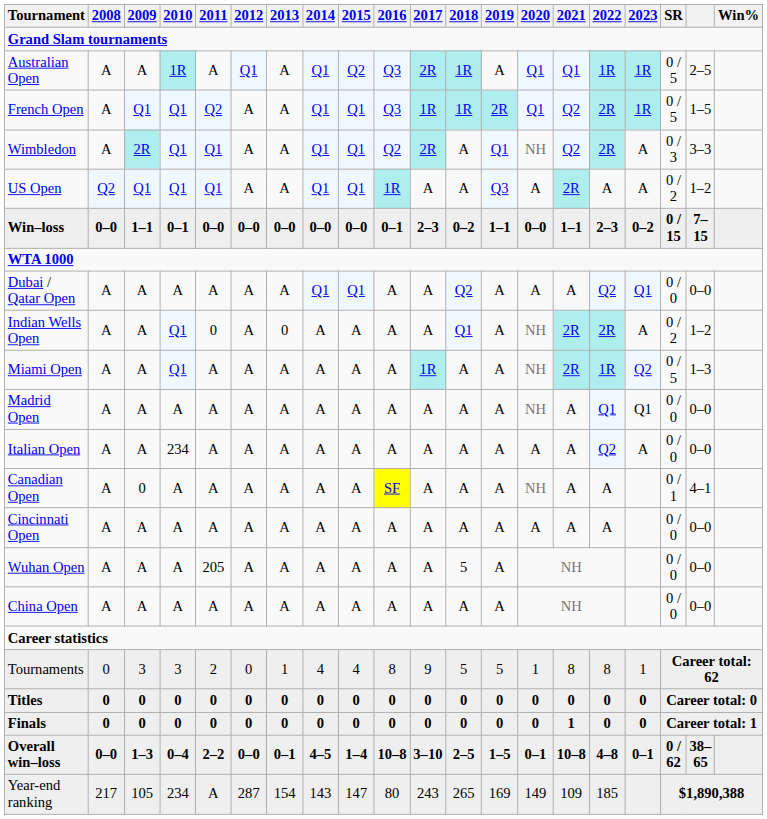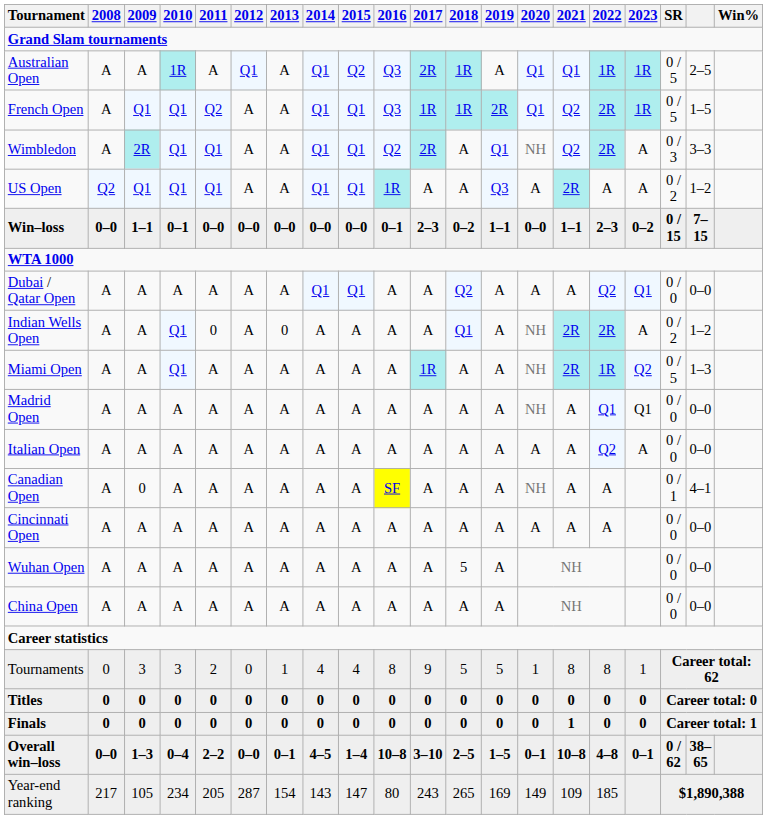(178, 448) 234 -> (178, 448) A
(213, 567) 205 -> (213, 567) A
(213, 794) A -> (213, 794) 205
